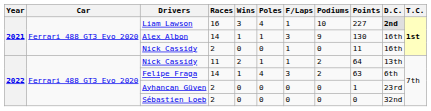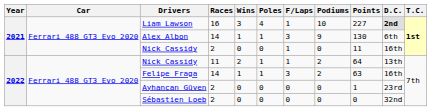(393, 36) 16th -> (391, 36) 6th
(261, 74) 4 -> (261, 74) 1
(391, 74) 6th -> (393, 74) 16th
